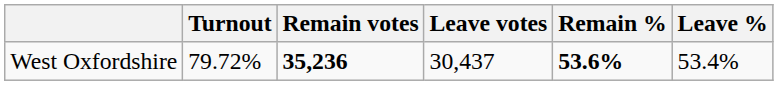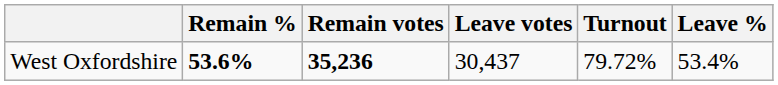columns swapped: (230, 23) <-> (612, 23)
